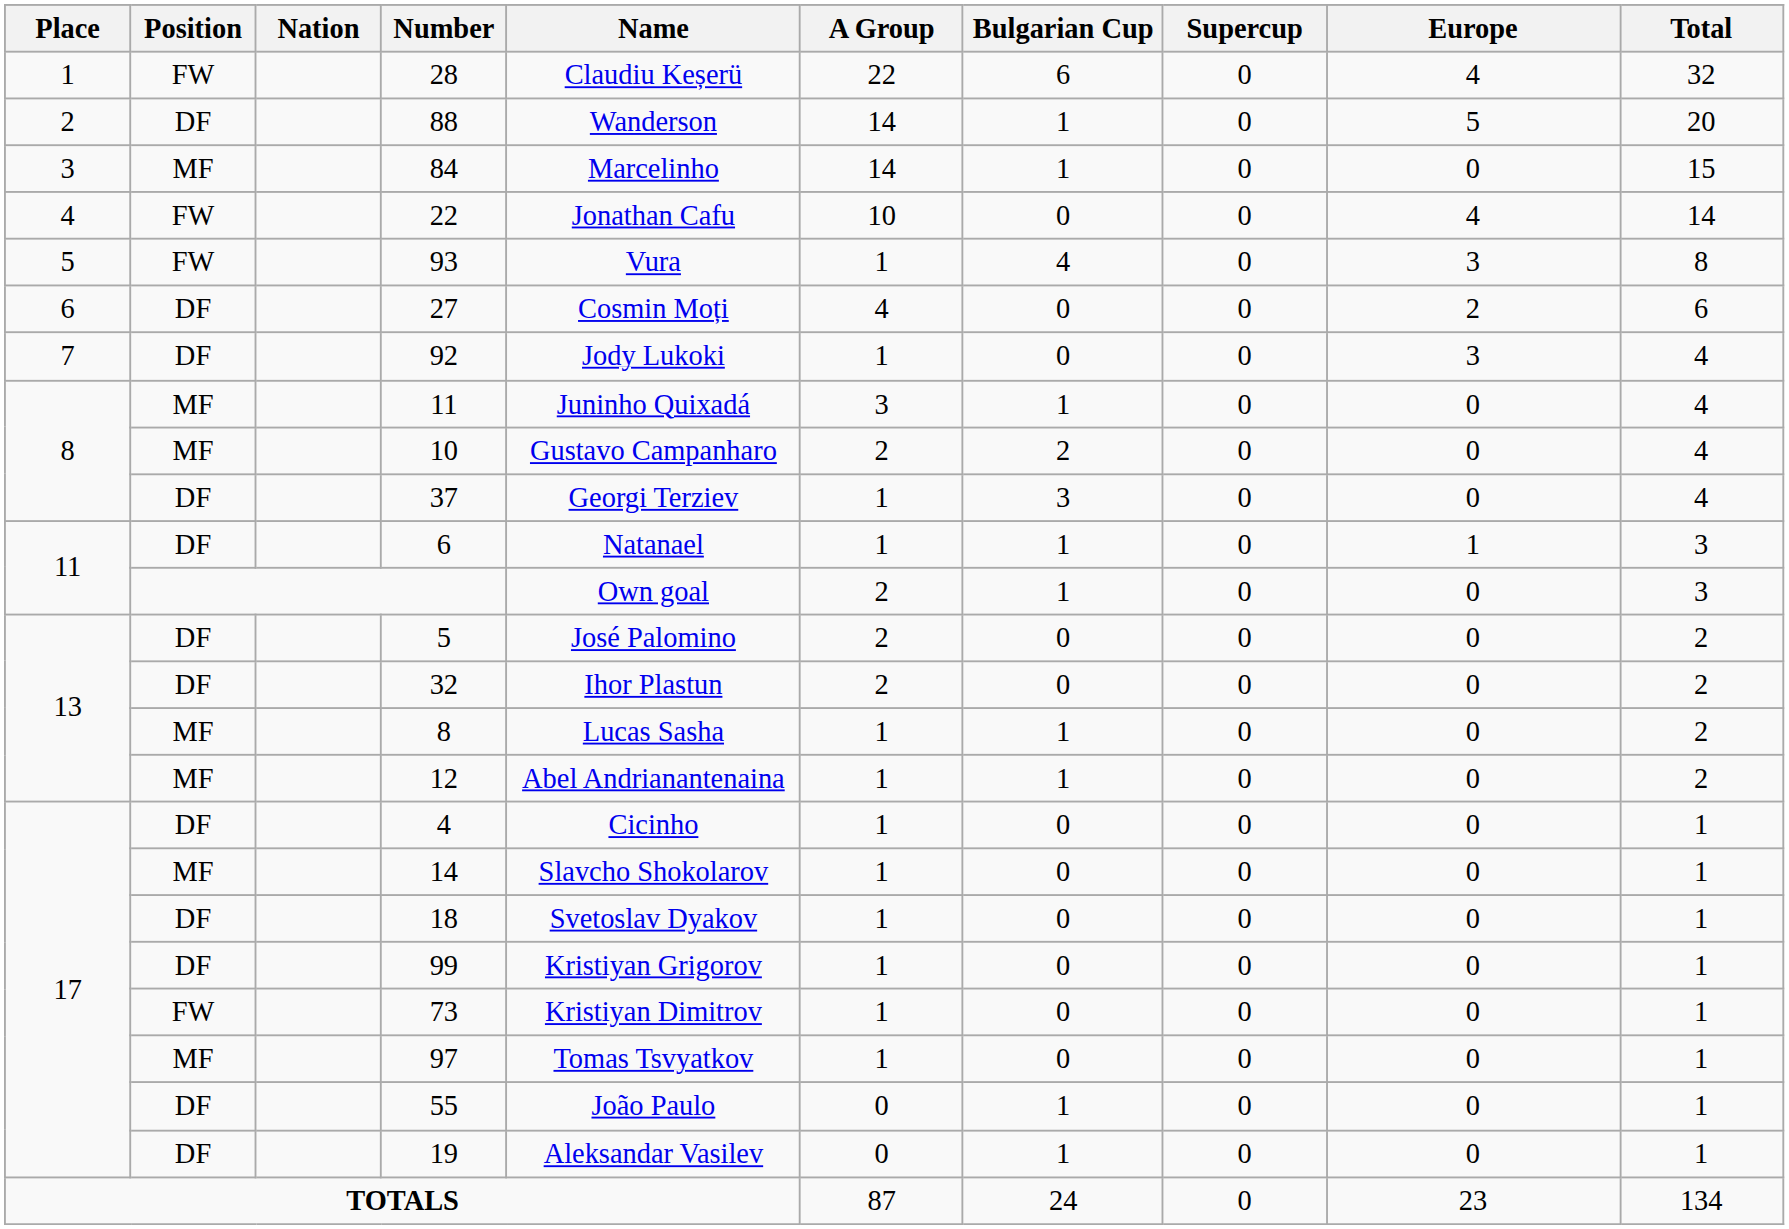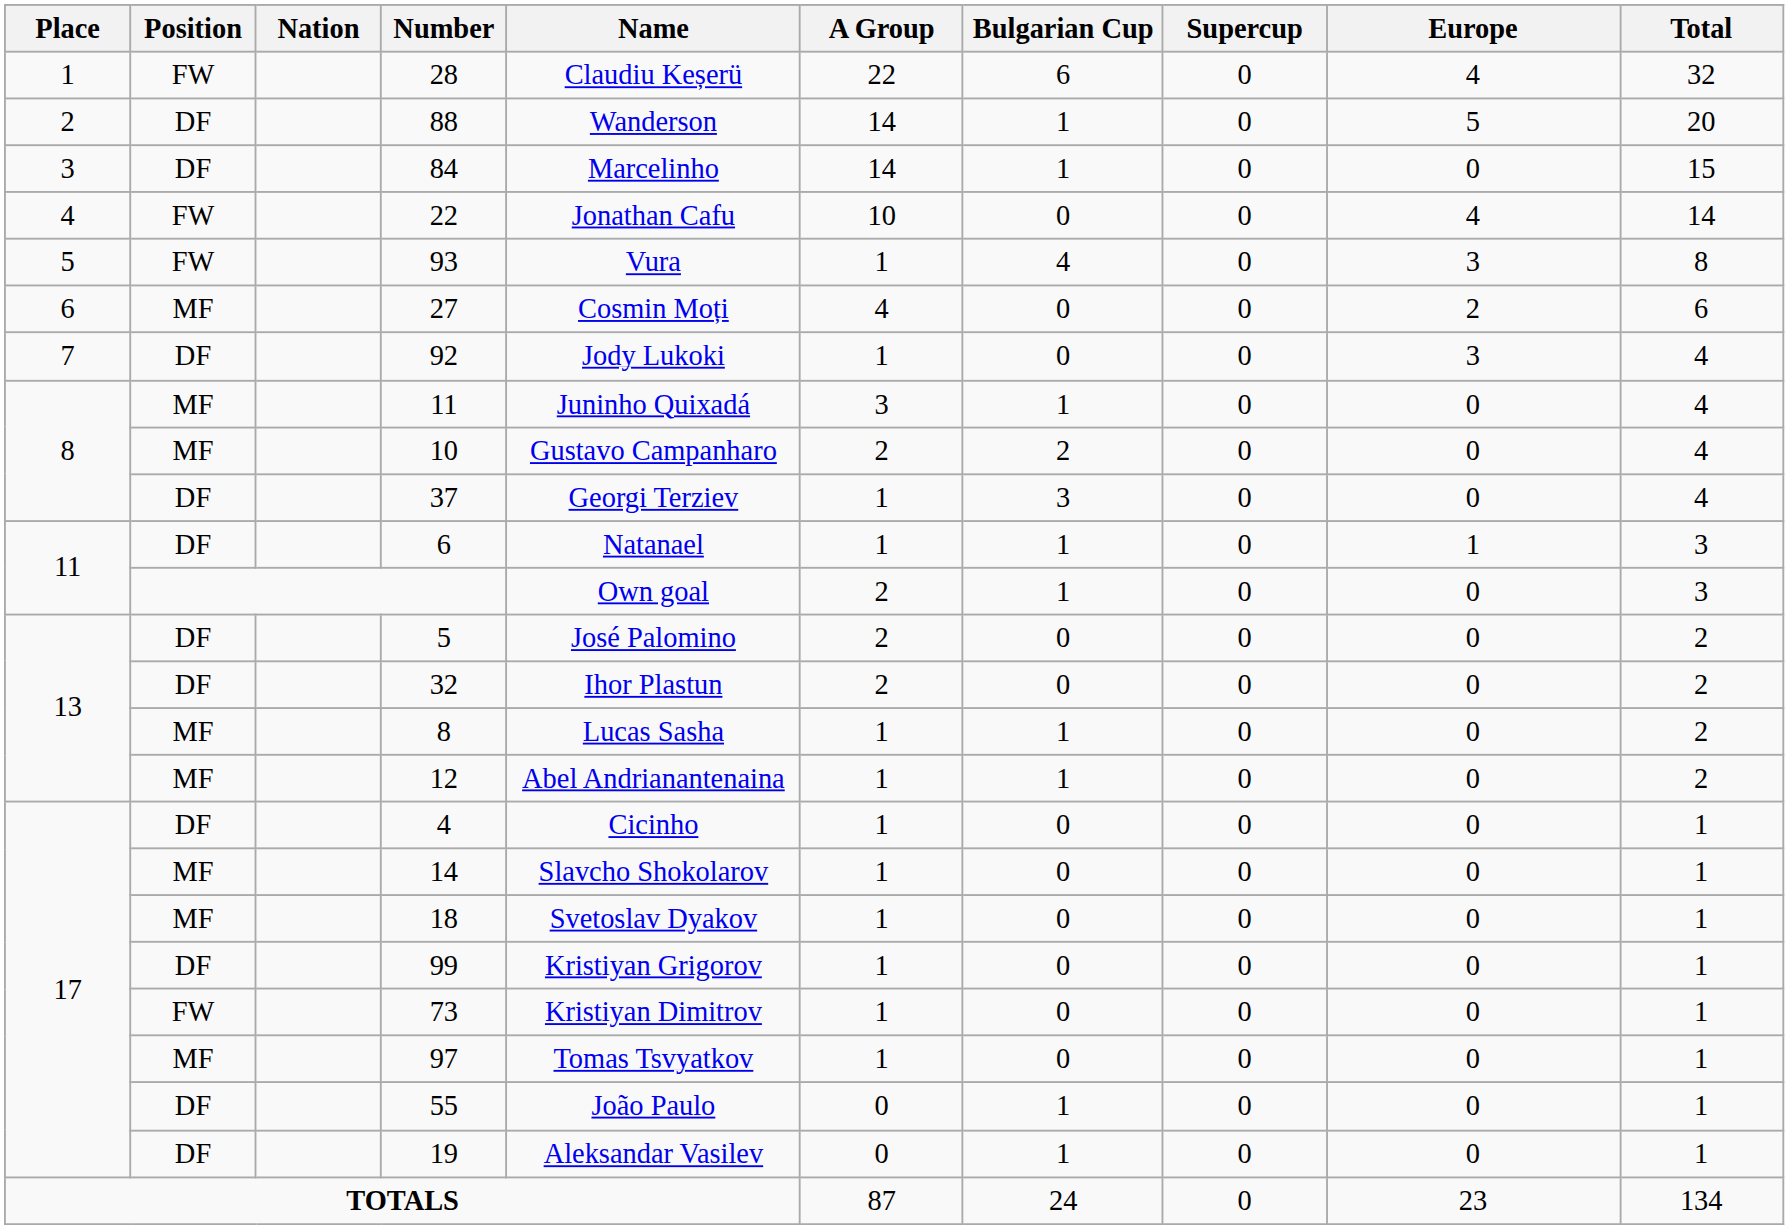(193, 168) MF -> (193, 168) DF
(193, 309) DF -> (193, 309) MF
(193, 918) DF -> (193, 918) MF
